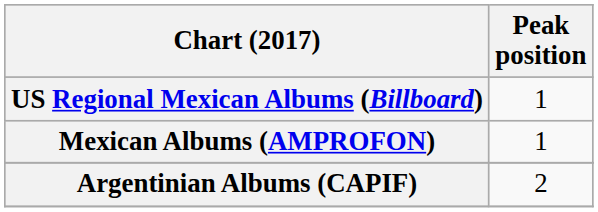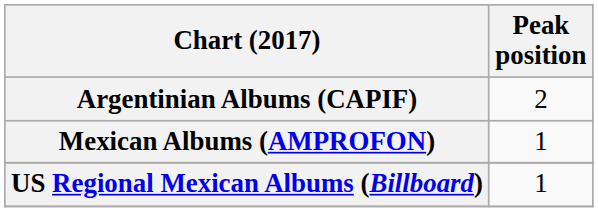rows swapped: (247, 183) <-> (247, 98)
